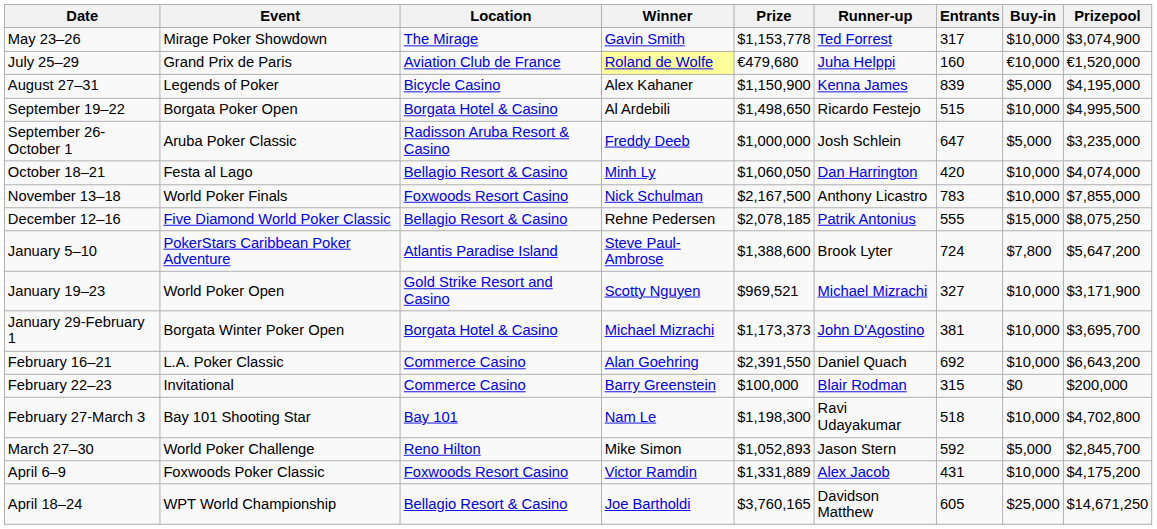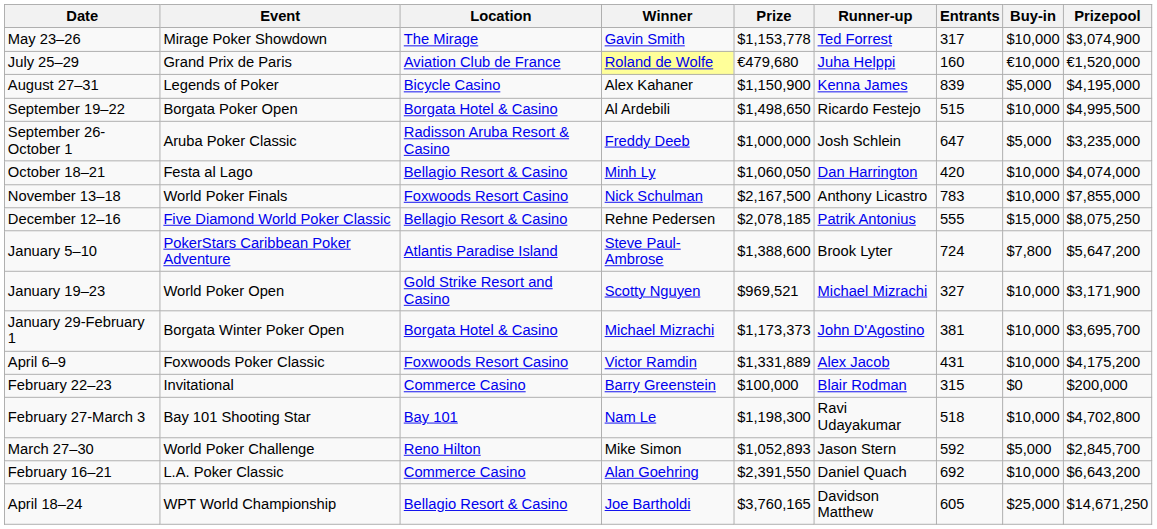rows swapped: (60, 362) <-> (37, 472)
